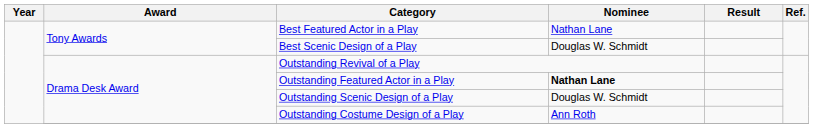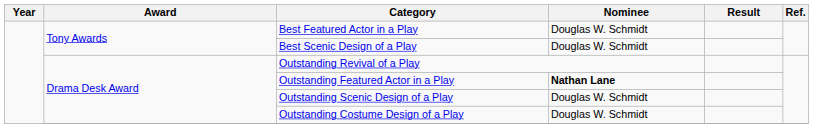(582, 30) Nathan Lane -> (599, 30) Douglas W. Schmidt
(573, 115) Ann Roth -> (599, 115) Douglas W. Schmidt
